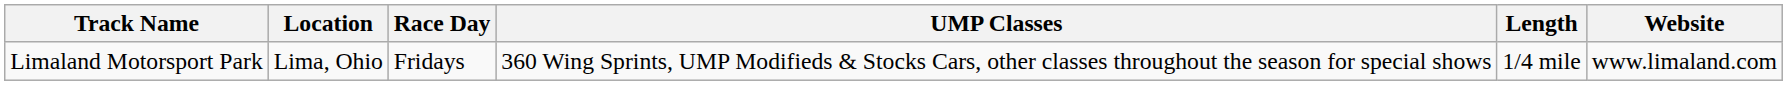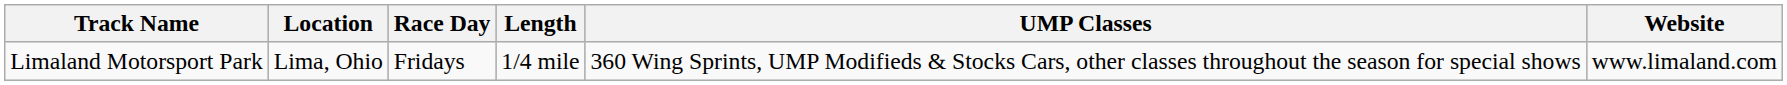columns swapped: (1542, 23) <-> (996, 23)
